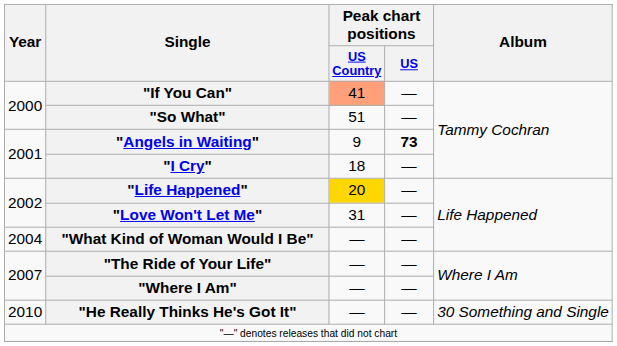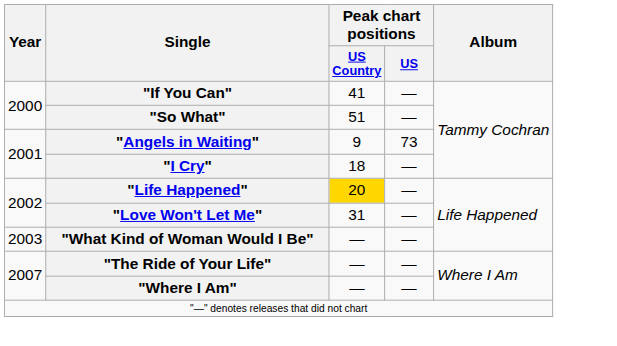(357, 93) lightsalmon background -> (357, 93) no background
(409, 141) bold -> (409, 141) normal
(25, 239) 2004 -> (25, 239) 2003
- row: (188, 312)
